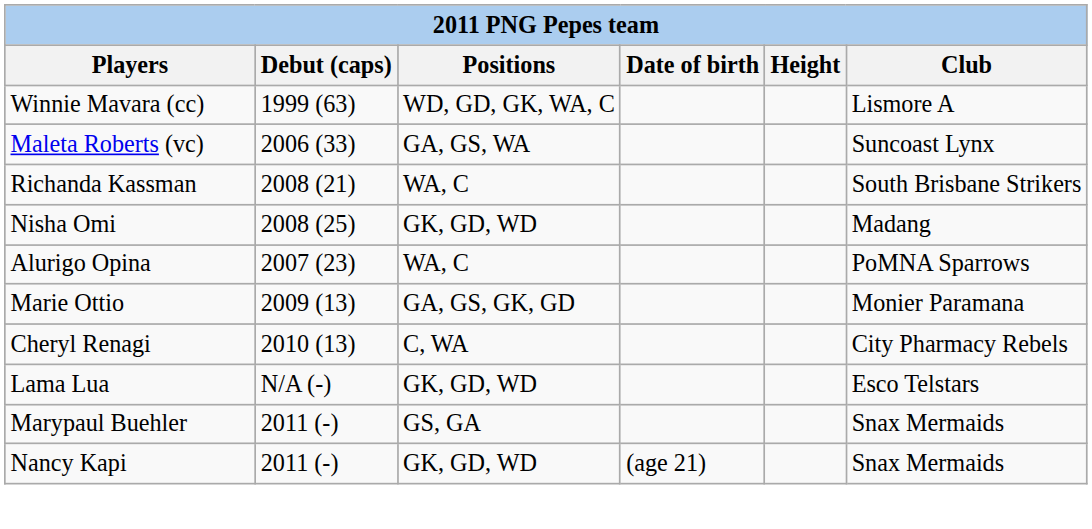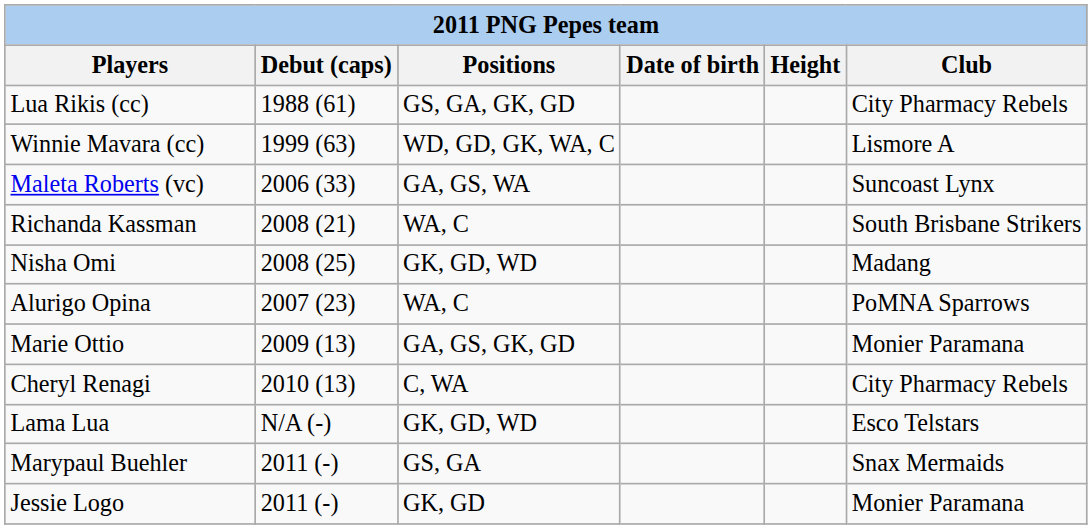+ row: (80, 104)
- row: (69, 463)
+ row: (67, 503)
